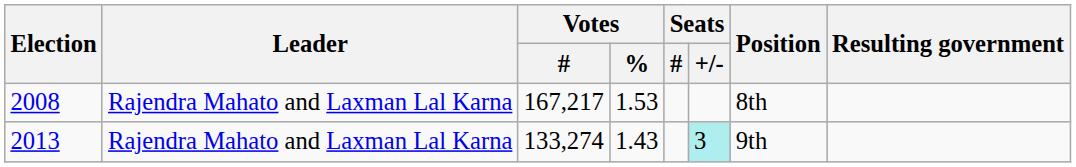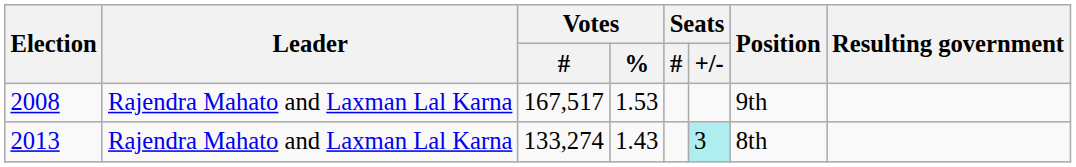(564, 102) 167,217 -> (564, 102) 167,517
(752, 102) 8th -> (752, 102) 9th
(752, 141) 9th -> (752, 141) 8th
